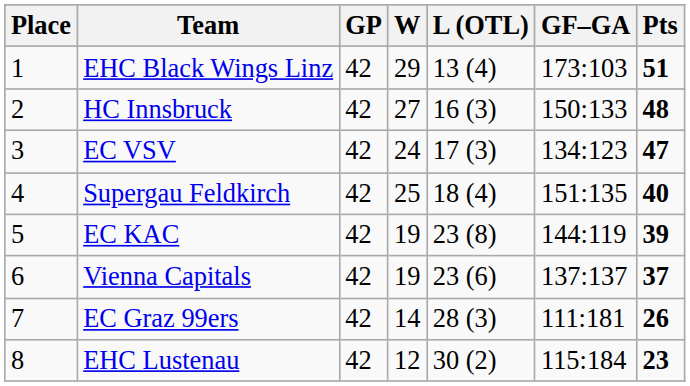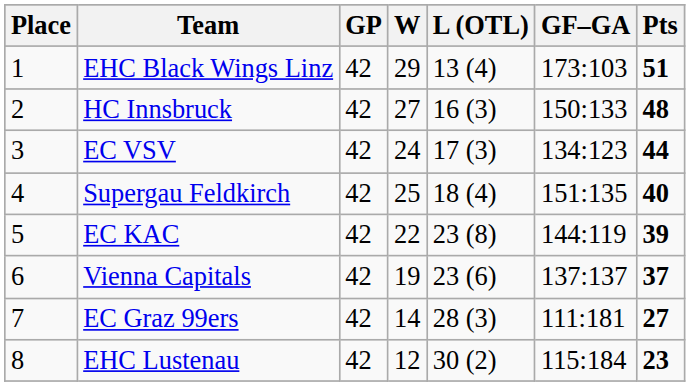(656, 151) 47 -> (656, 151) 44
(407, 234) 19 -> (407, 234) 22
(656, 318) 26 -> (656, 318) 27
